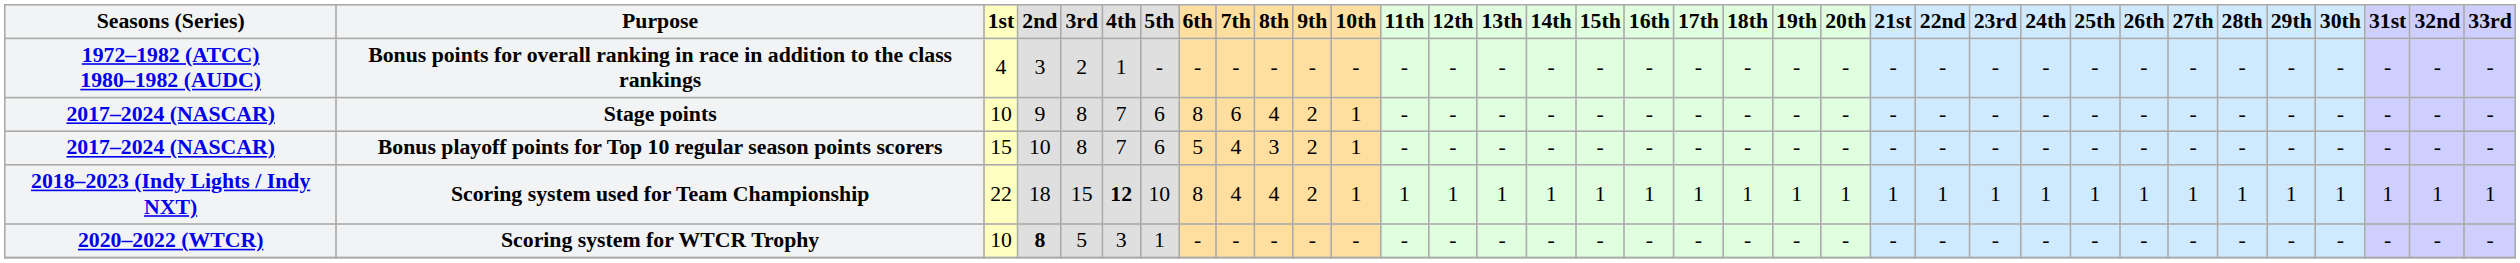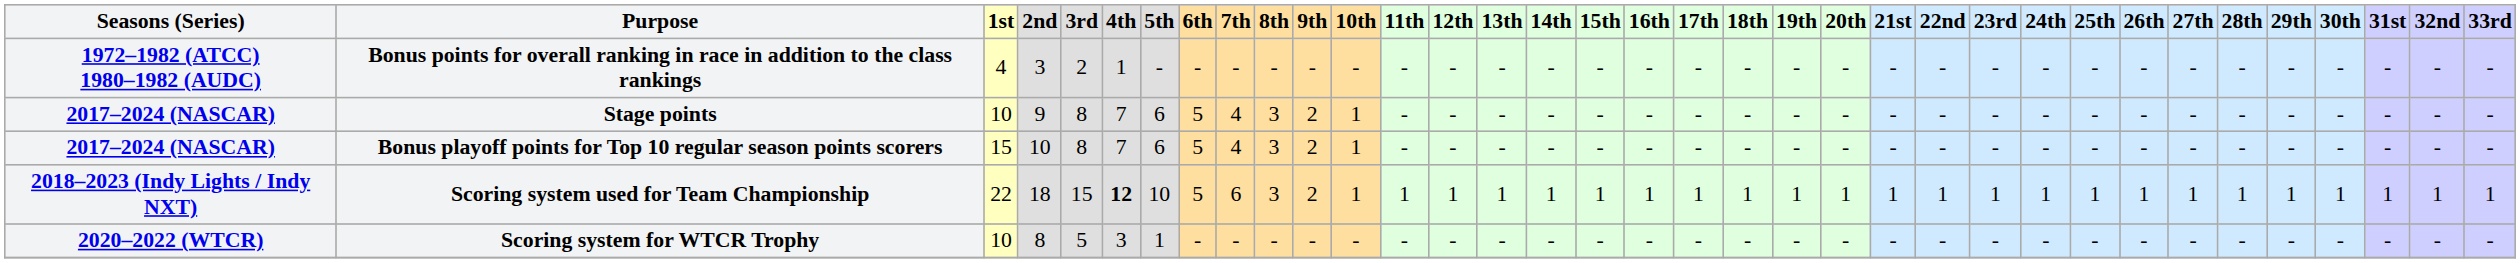(1198, 114) 8 -> (1198, 114) 5
(1236, 114) 6 -> (1236, 114) 4
(1274, 114) 4 -> (1274, 114) 3
(1198, 194) 8 -> (1198, 194) 5
(1236, 194) 4 -> (1236, 194) 6
(1274, 194) 4 -> (1274, 194) 3
(1040, 240) bold -> (1040, 240) normal
